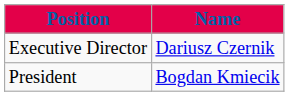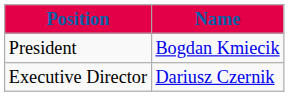rows swapped: (43, 76) <-> (78, 47)
